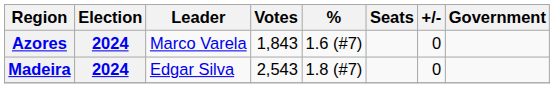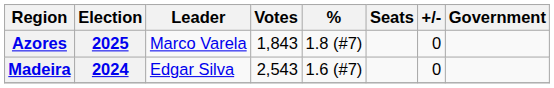(110, 43) 2024 -> (110, 43) 2025
(334, 43) 1.6 (#7) -> (334, 43) 1.8 (#7)
(334, 69) 1.8 (#7) -> (334, 69) 1.6 (#7)
